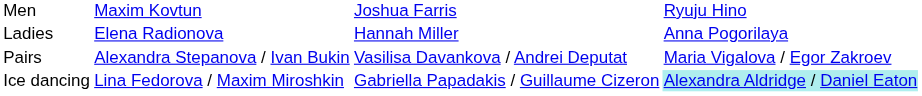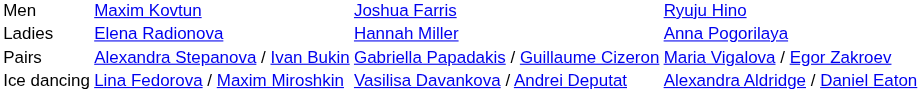(490, 57) Vasilisa Davankova / Andrei Deputat -> (507, 57) Gabriella Papadakis / Guillaume Cizeron
(507, 80) Gabriella Papadakis / Guillaume Cizeron -> (490, 80) Vasilisa Davankova / Andrei Deputat
(790, 80) paleturquoise background -> (790, 80) no background
